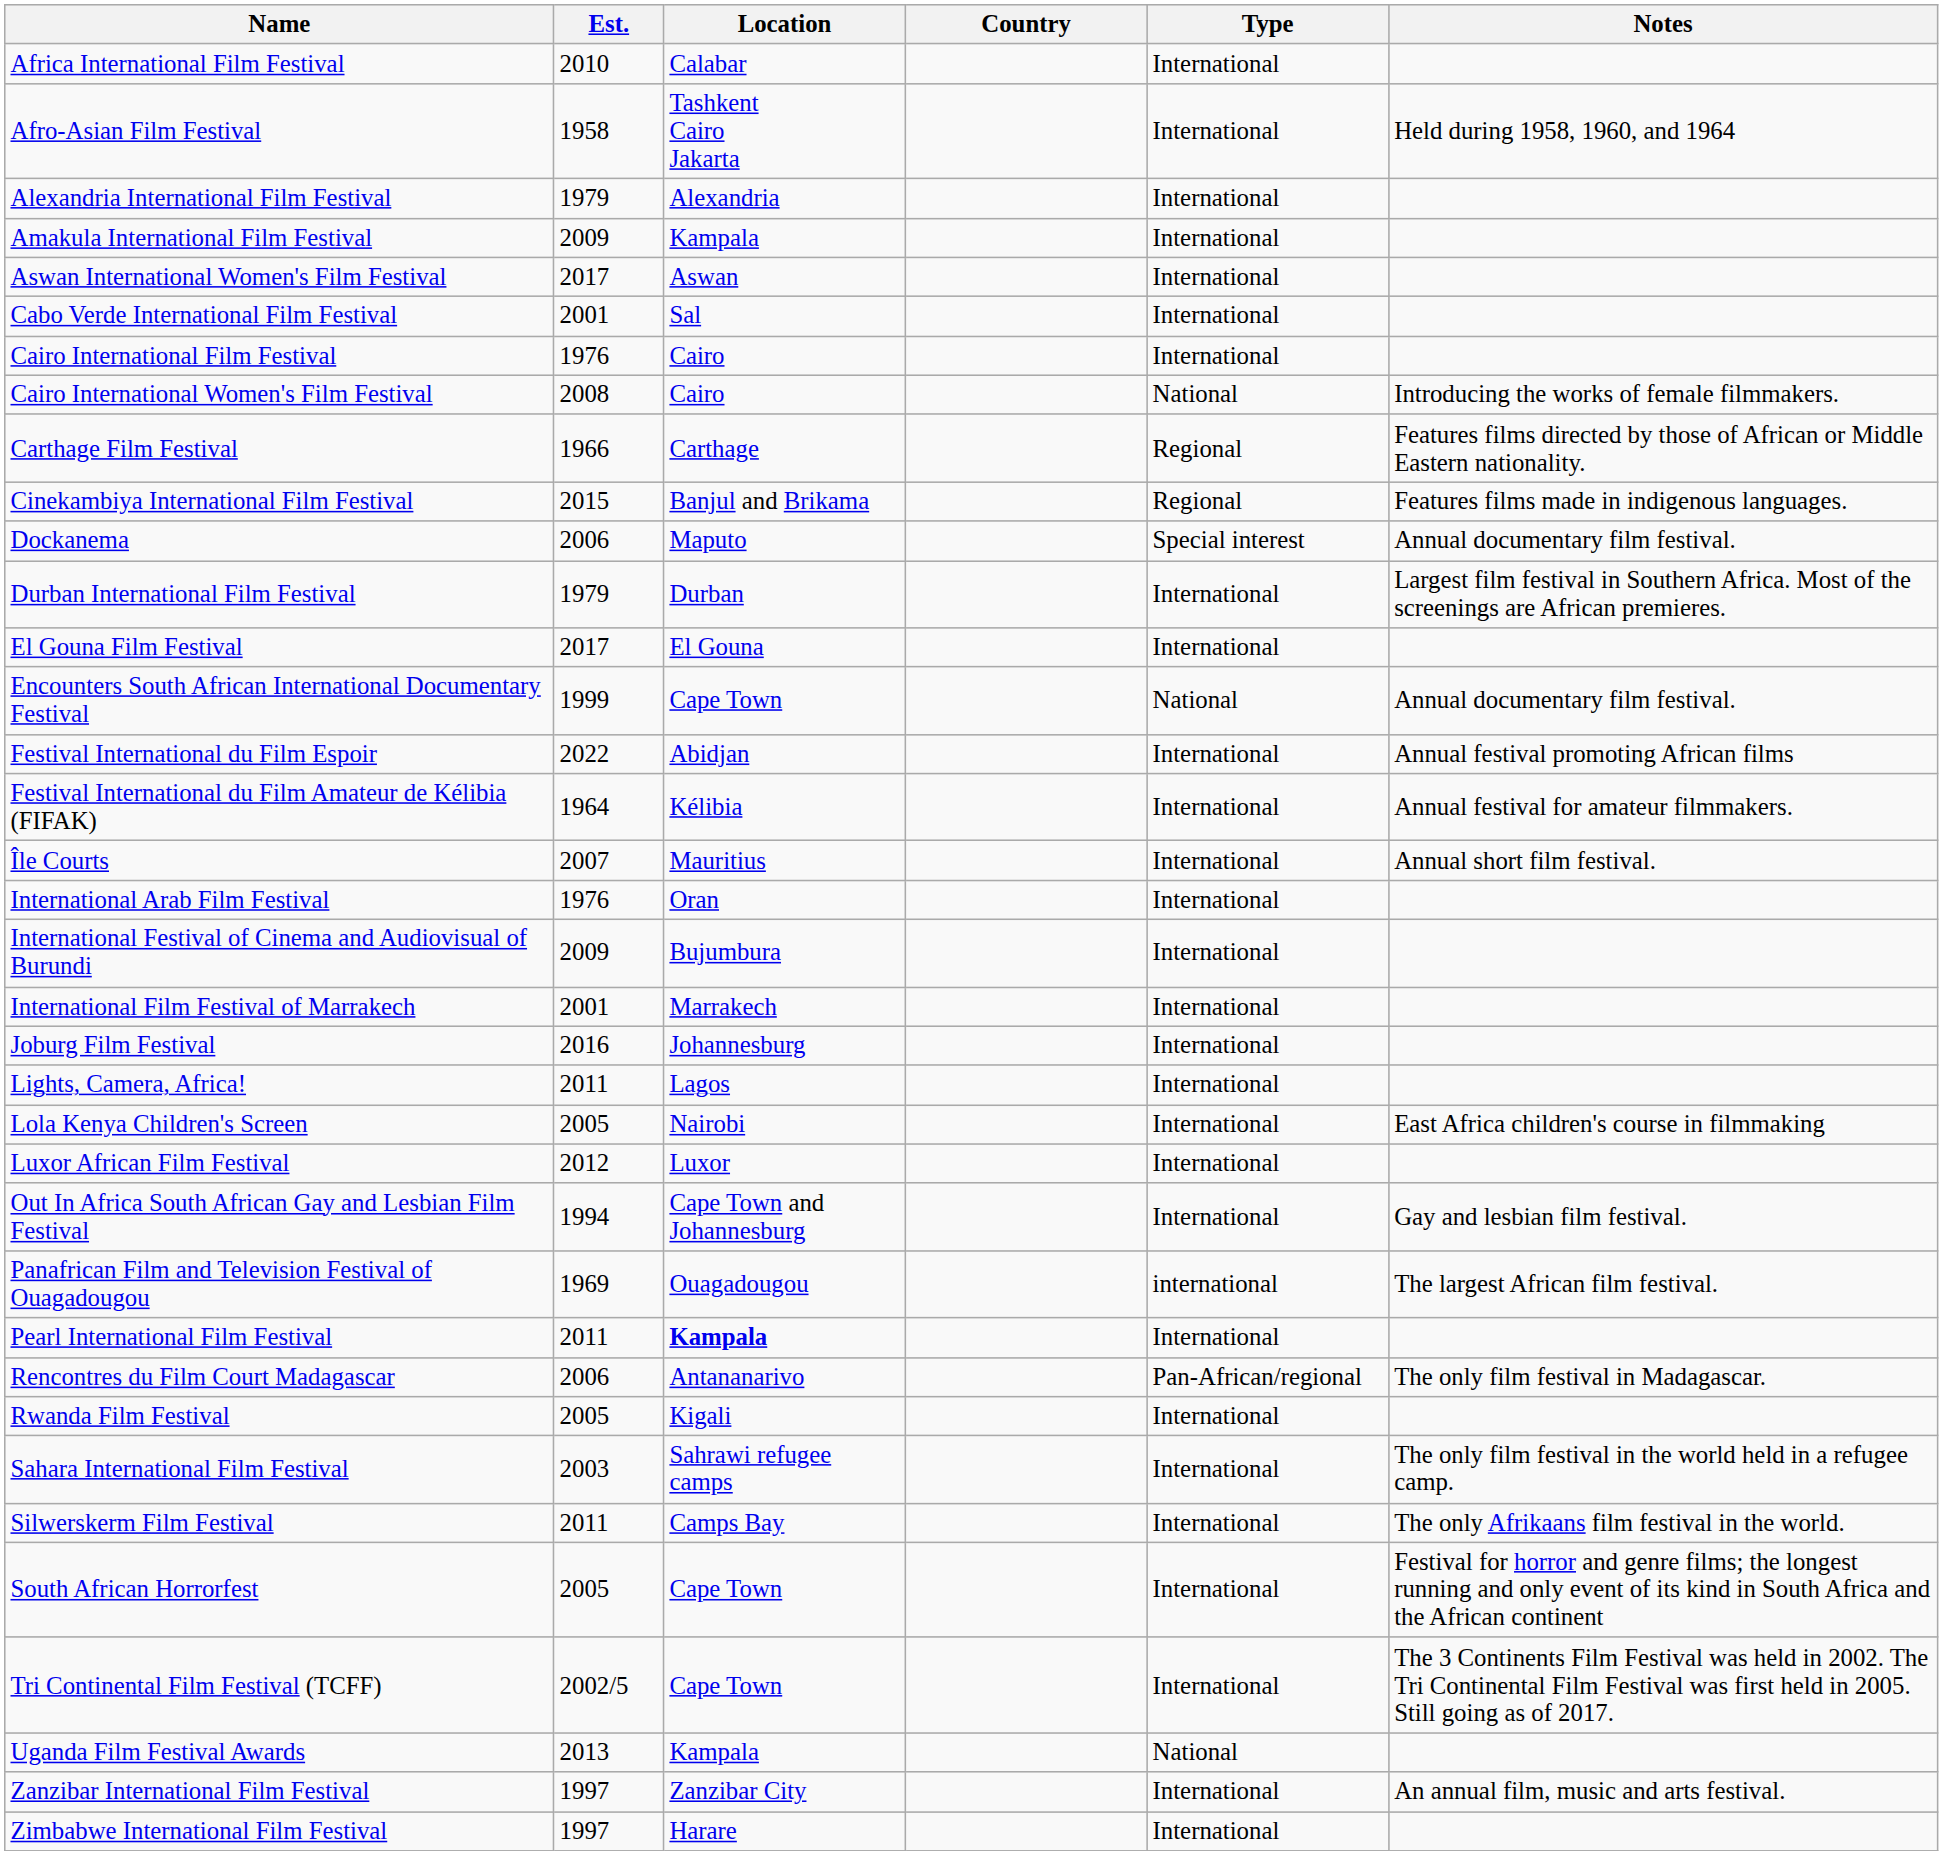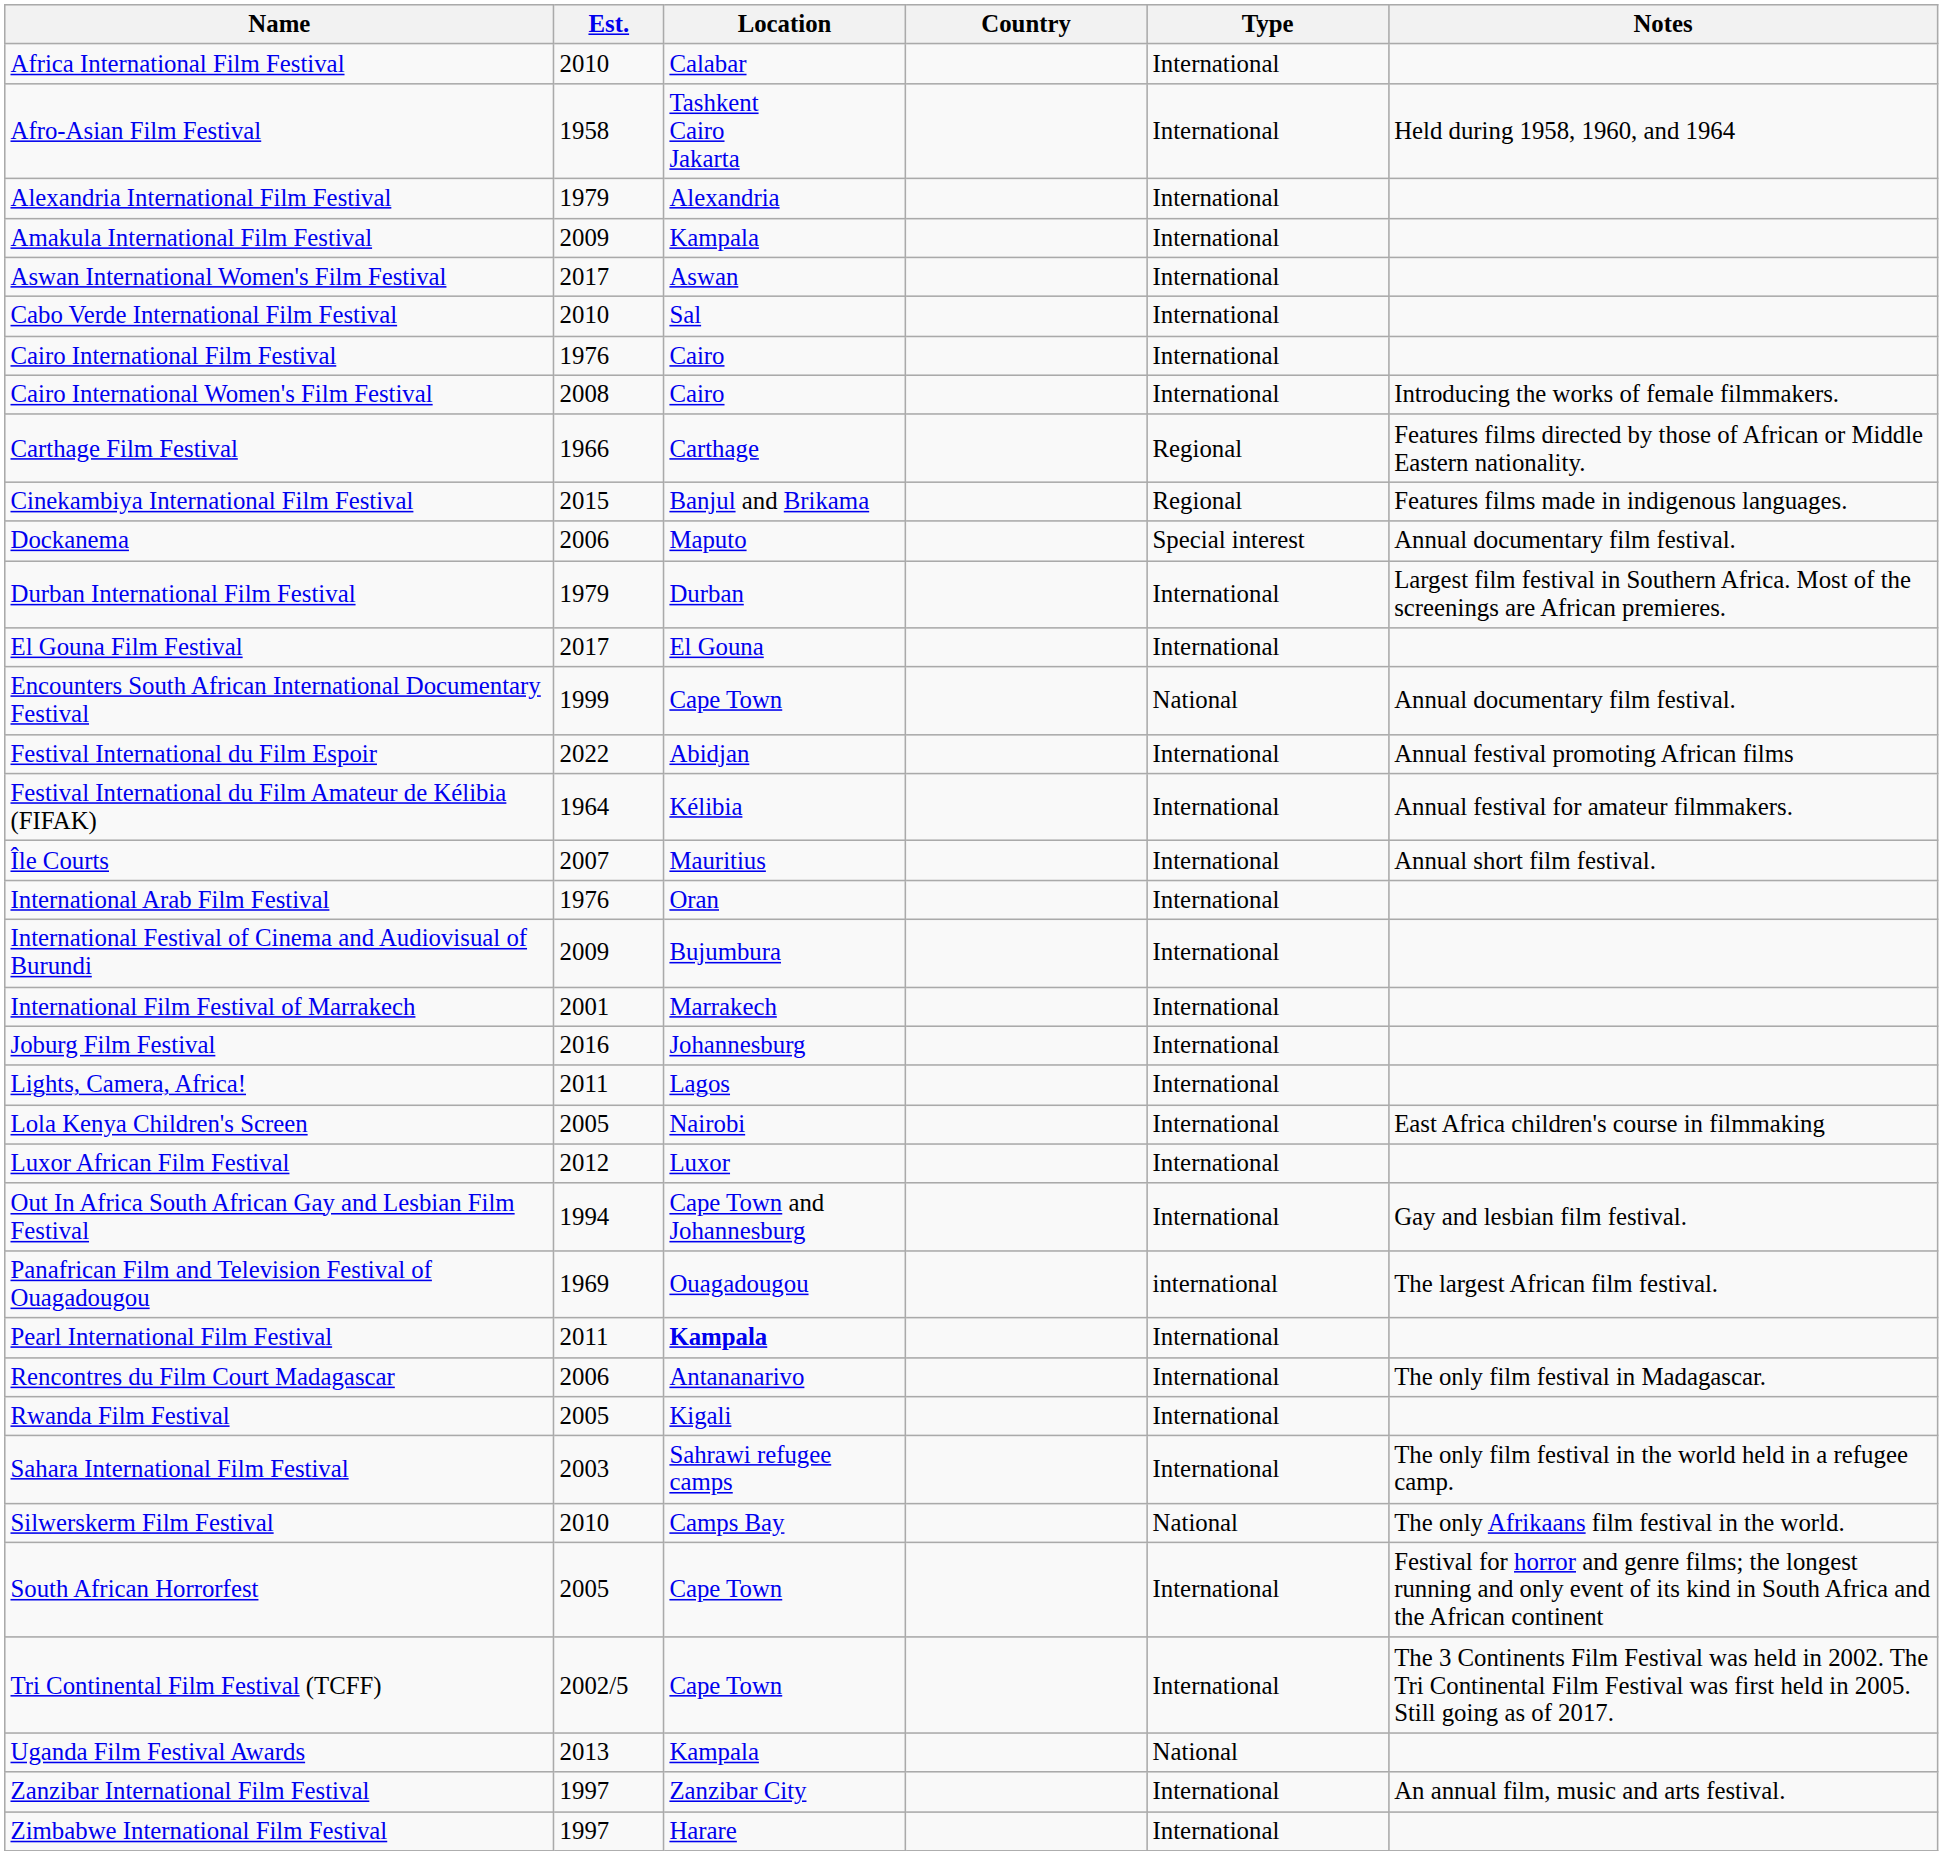(584, 315) 2001 -> (584, 315) 2010
(1195, 394) National -> (1216, 394) International
(1257, 1376) Pan-African/regional -> (1216, 1376) International
(584, 1522) 2011 -> (584, 1522) 2010
(1216, 1522) International -> (1195, 1522) National
